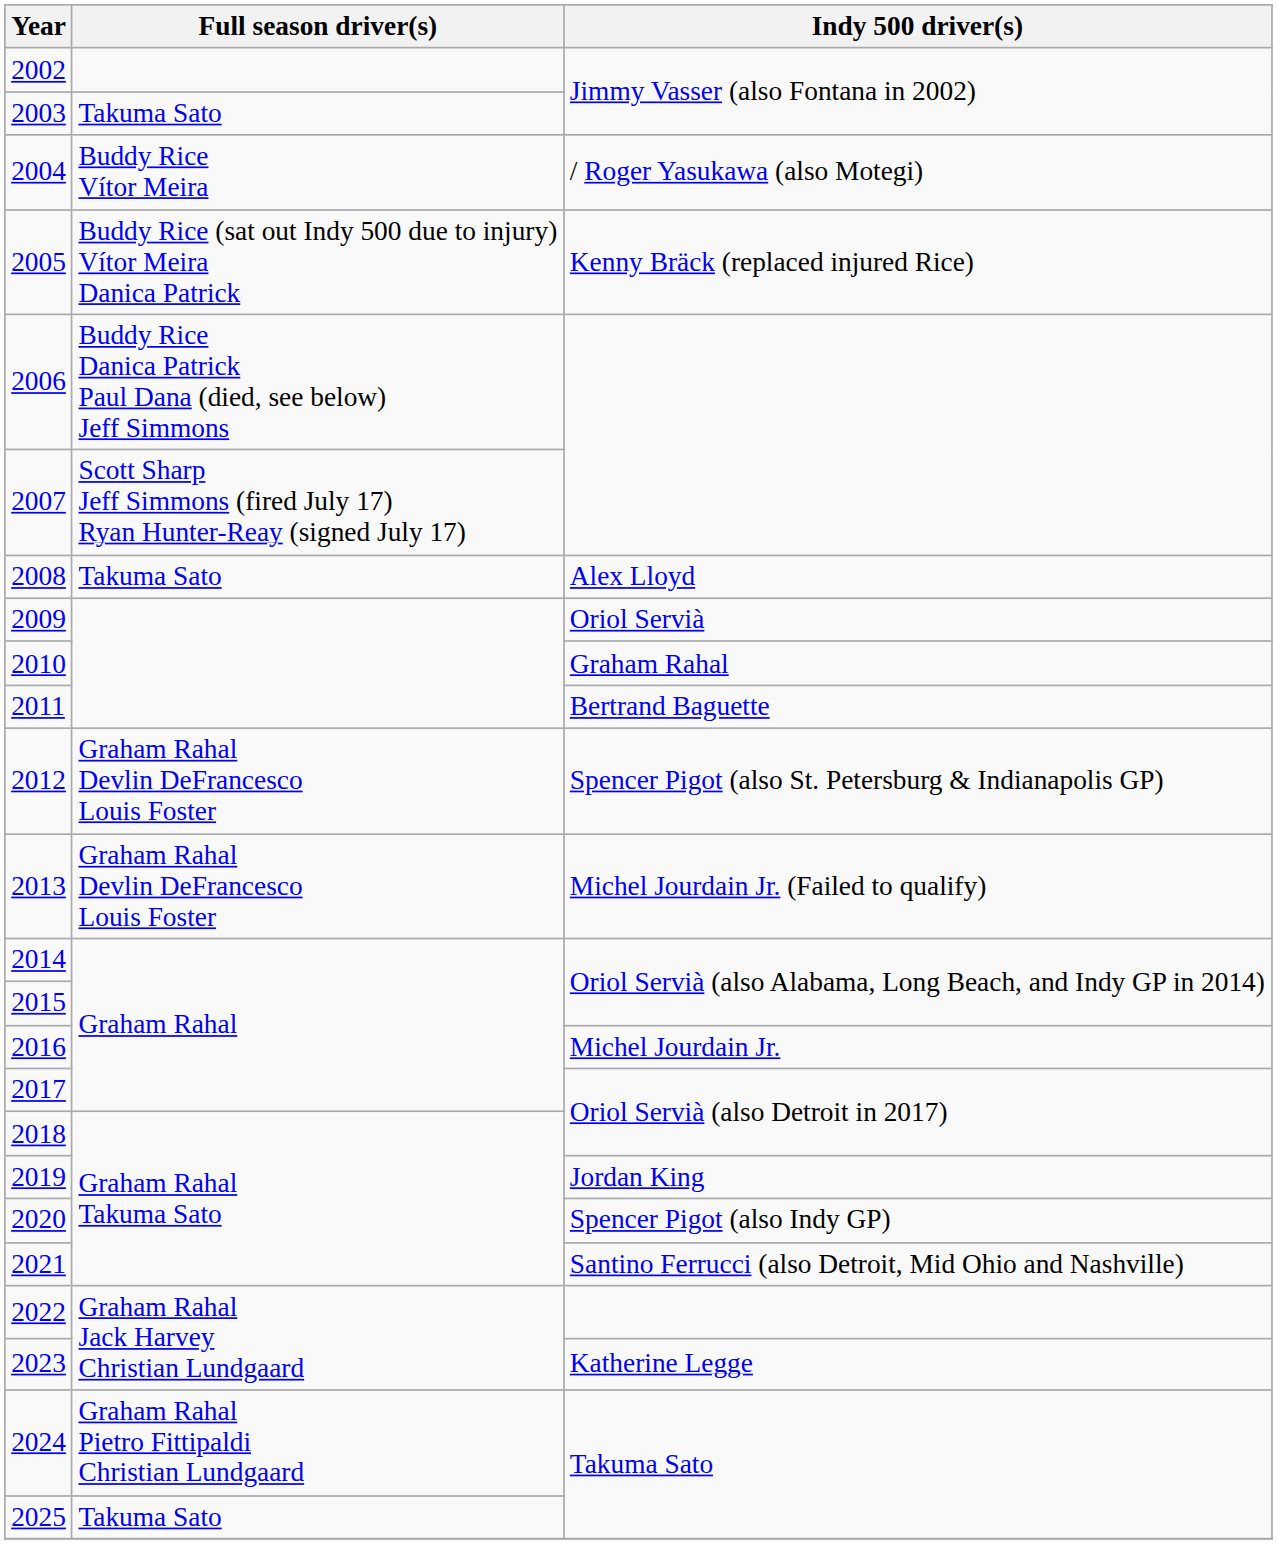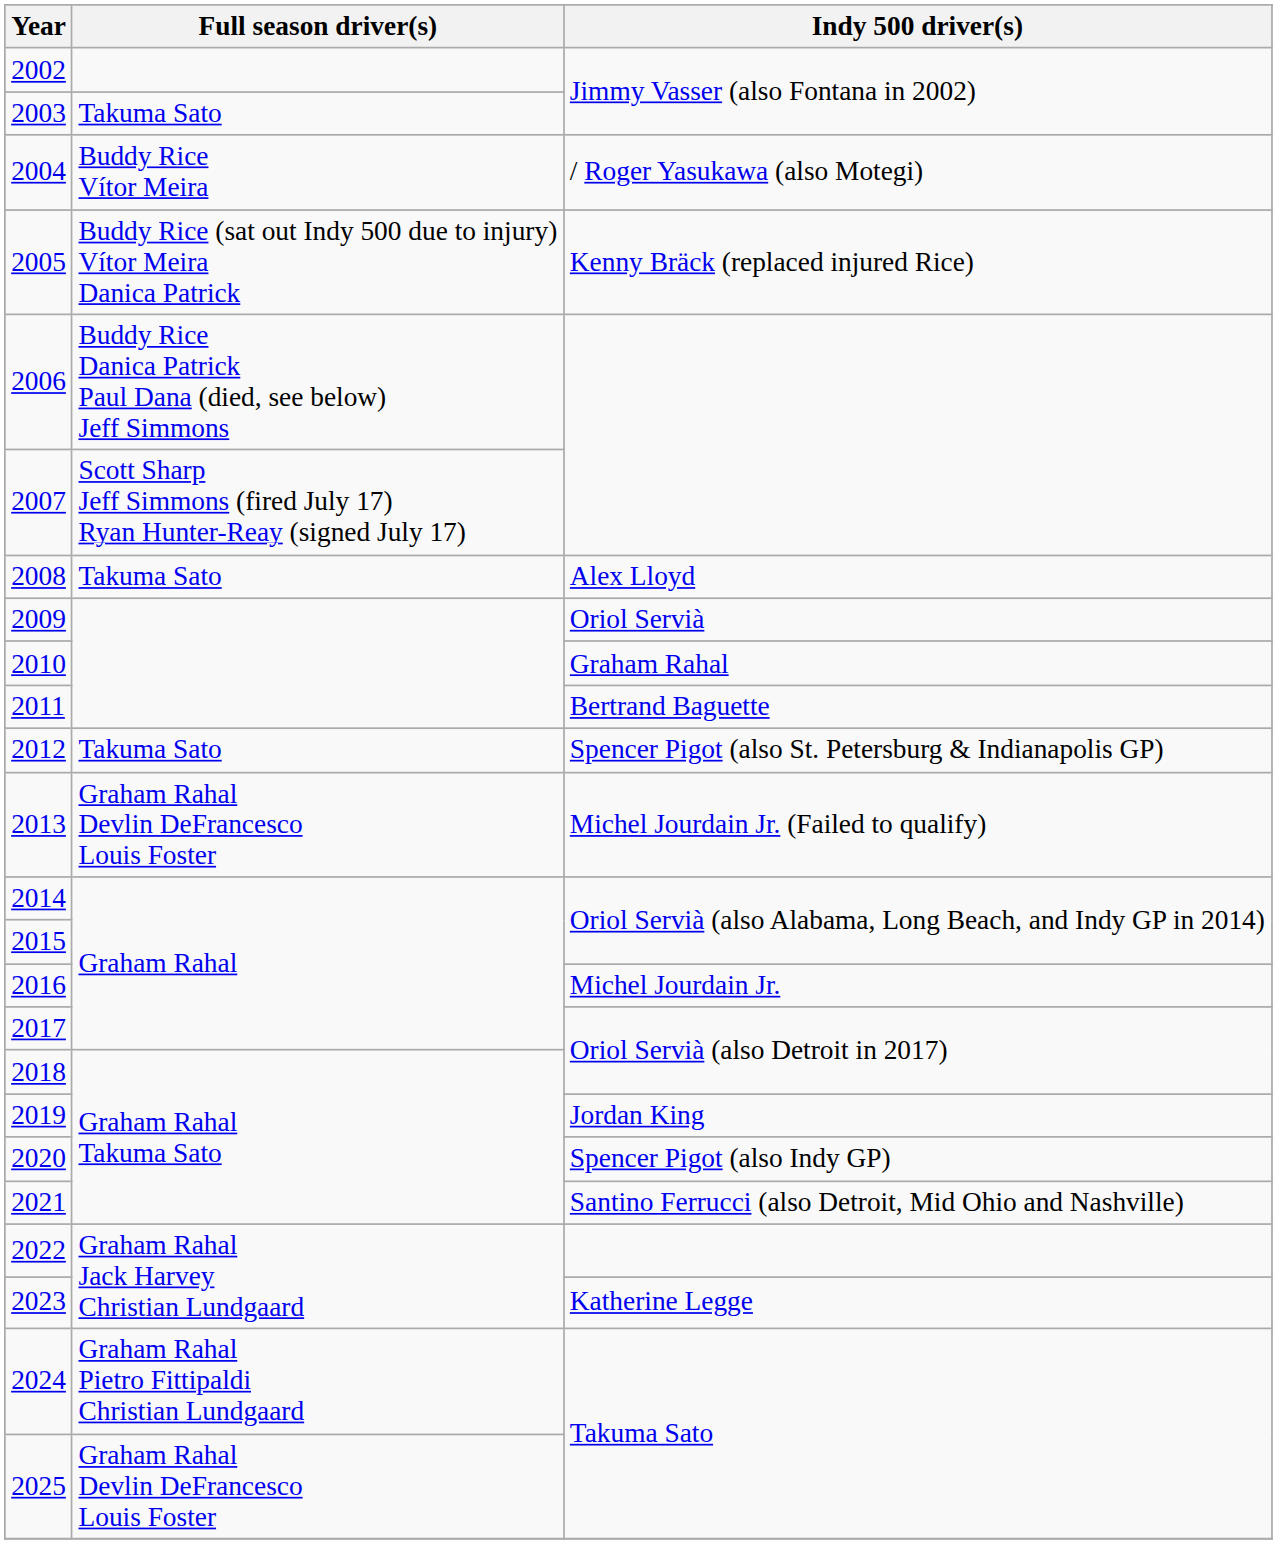(191, 780) Graham Rahal Devlin DeFrancesco Louis Foster -> (150, 749) Takuma Sato
(150, 1516) Takuma Sato -> (191, 1485) Graham Rahal Devlin DeFrancesco Louis Foster
